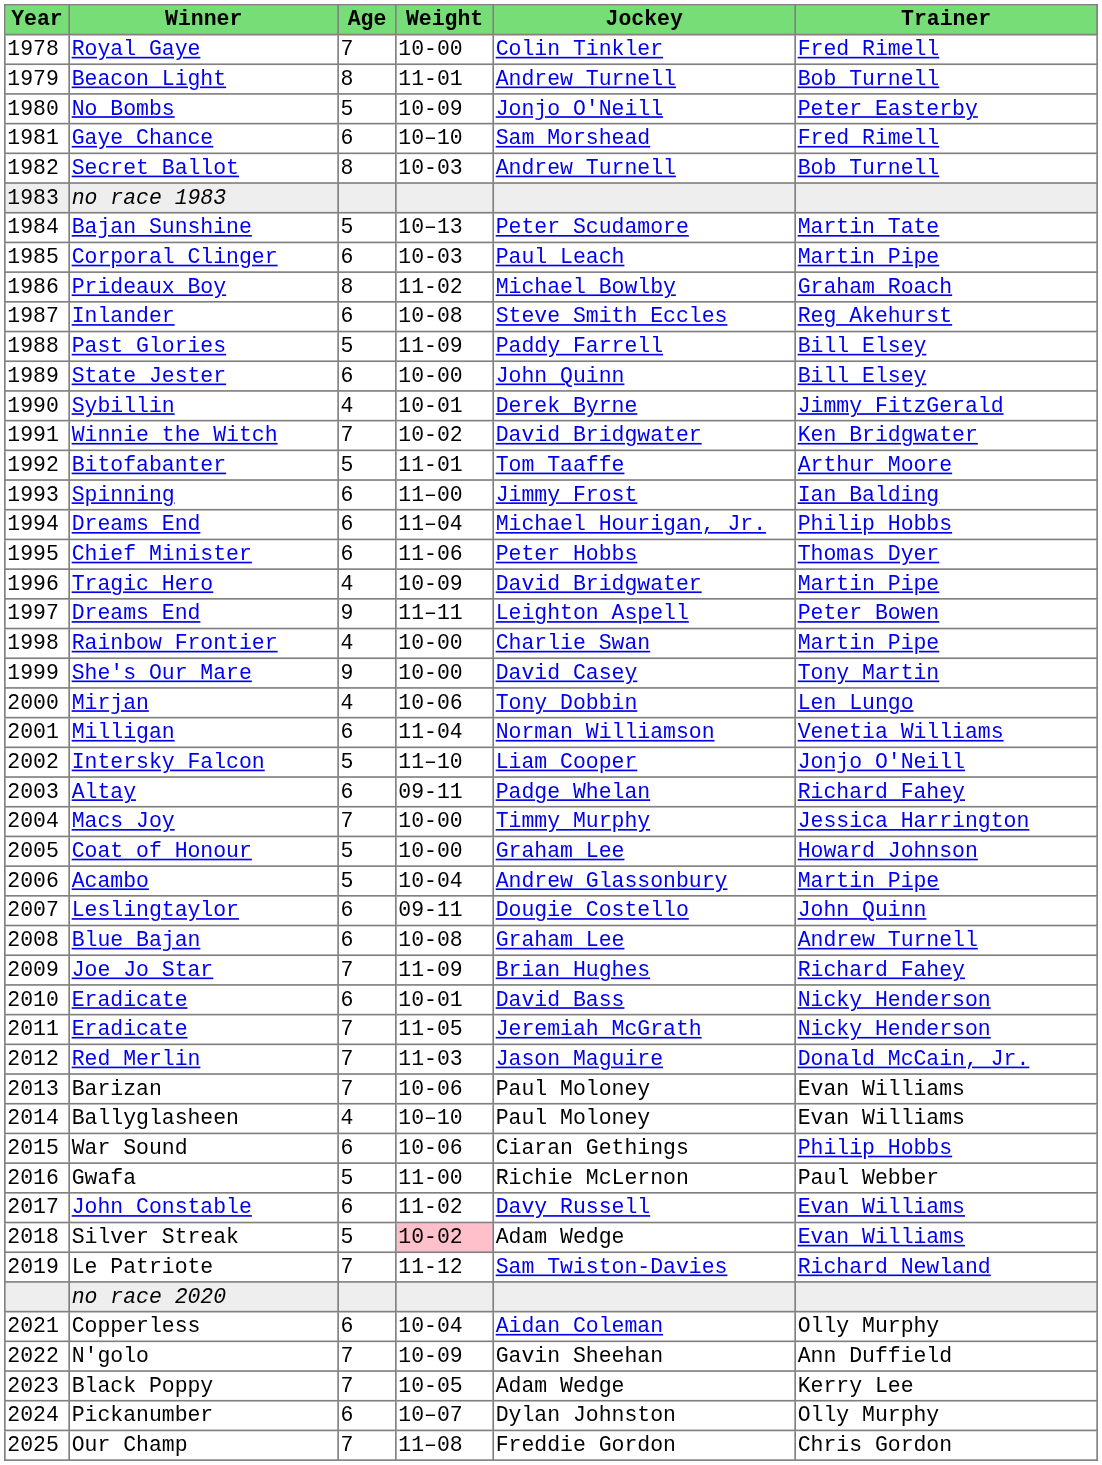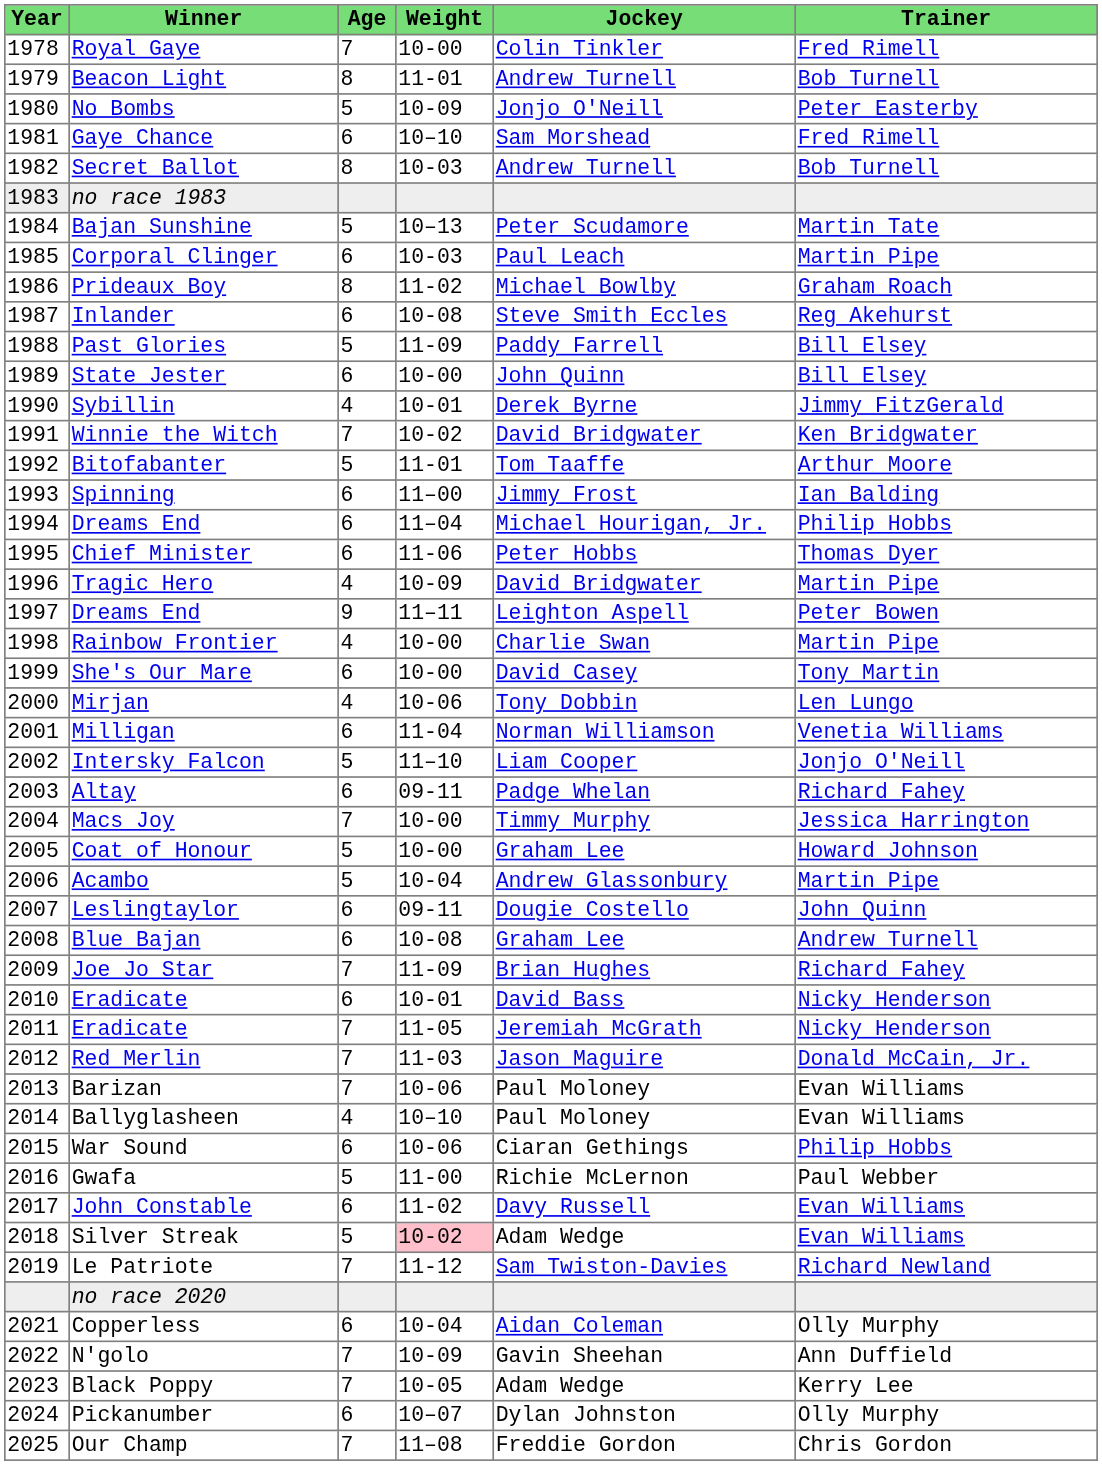(347, 673) 9 -> (347, 673) 6
